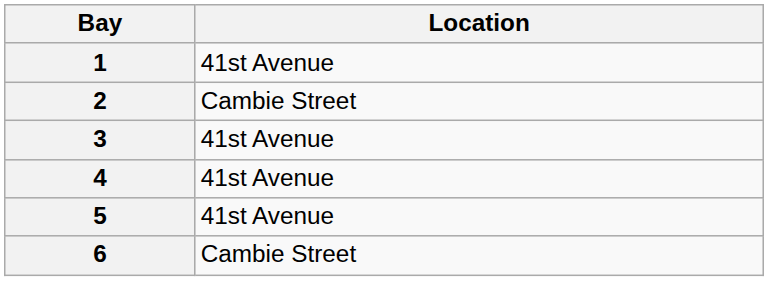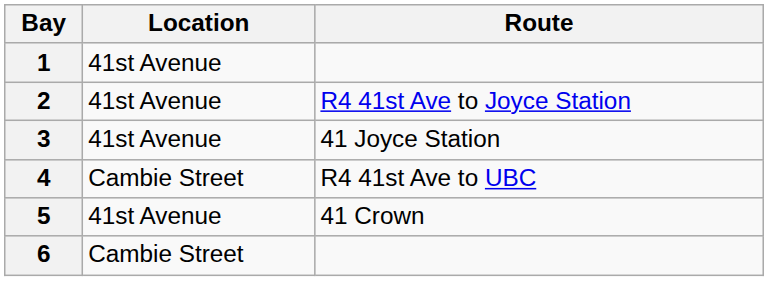+ column: (539, 23)
(278, 100) Cambie Street -> (155, 100) 41st Avenue
(267, 178) 41st Avenue -> (166, 178) Cambie Street
